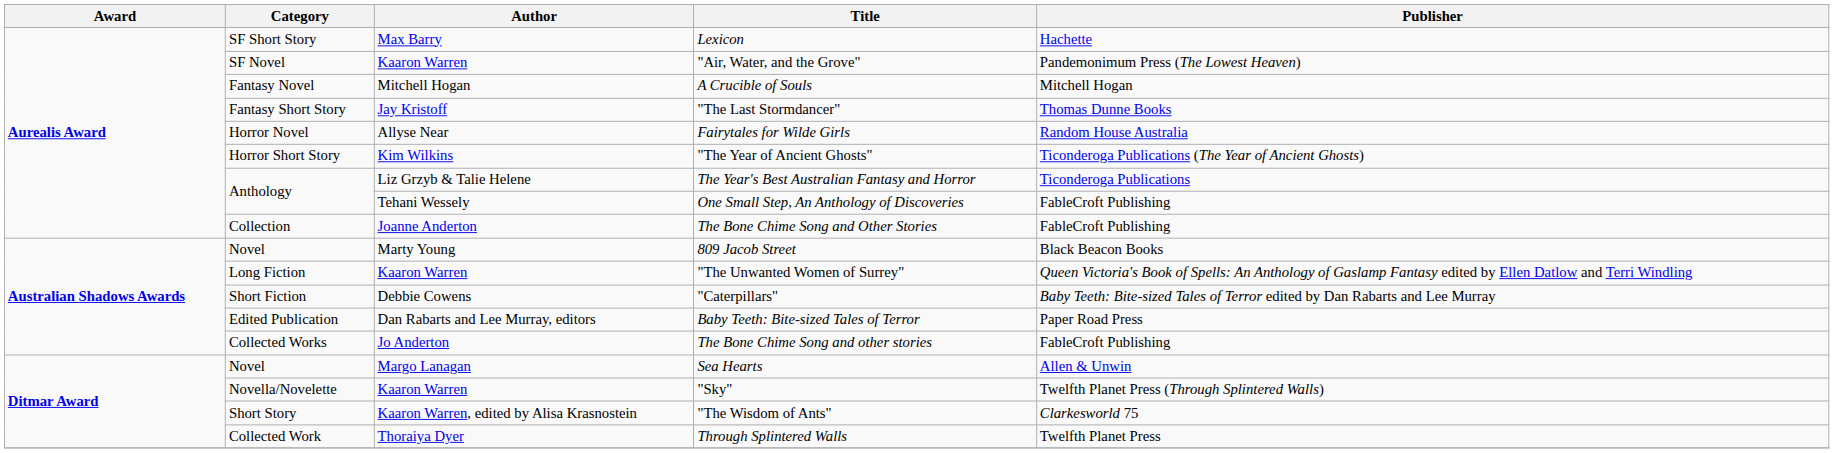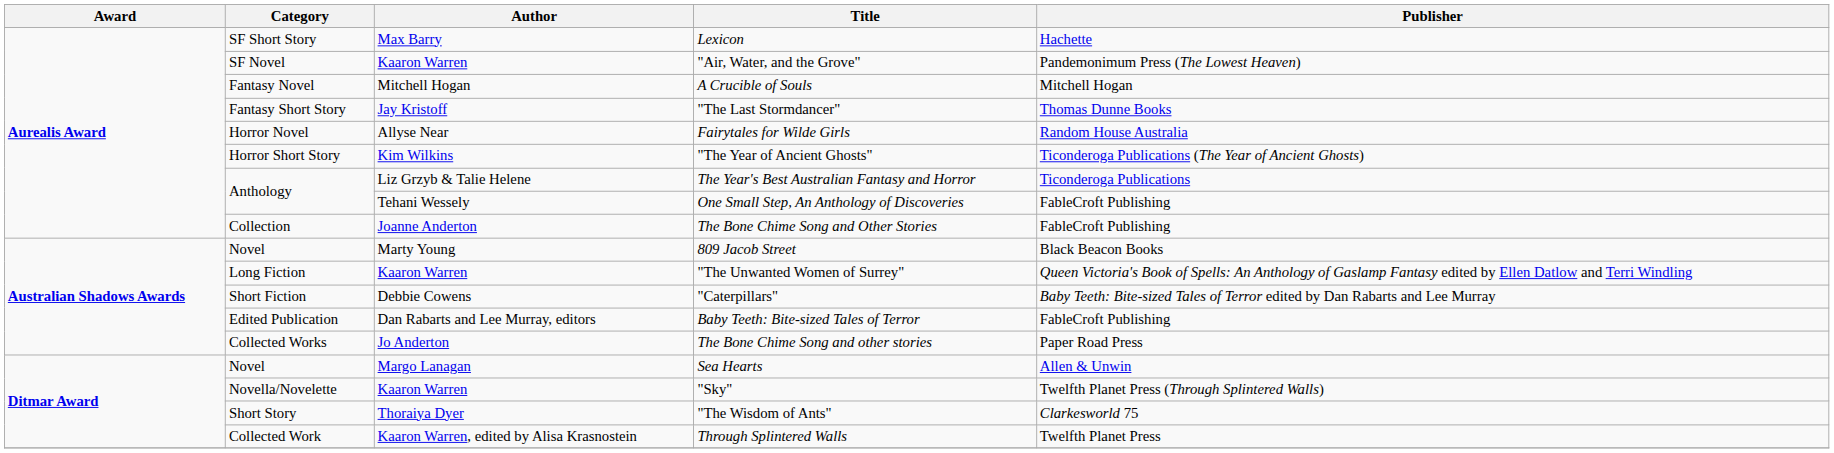(1091, 319) Paper Road Press -> (1105, 319) FableCroft Publishing
(1105, 343) FableCroft Publishing -> (1091, 343) Paper Road Press
(507, 413) Kaaron Warren, edited by Alisa Krasnostein -> (421, 413) Thoraiya Dyer
(421, 436) Thoraiya Dyer -> (507, 436) Kaaron Warren, edited by Alisa Krasnostein
